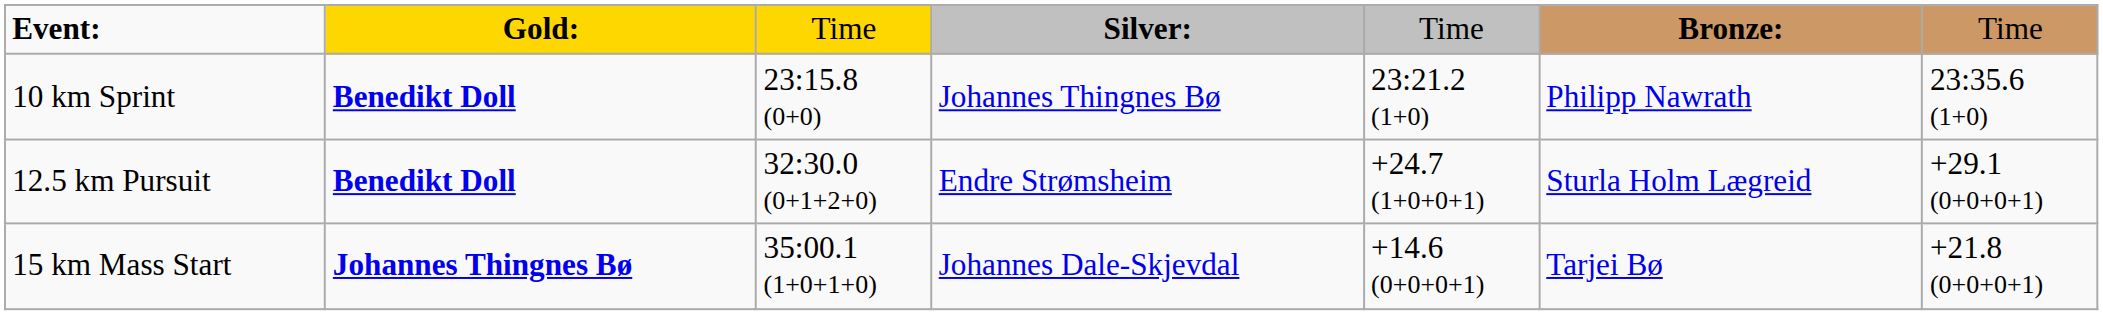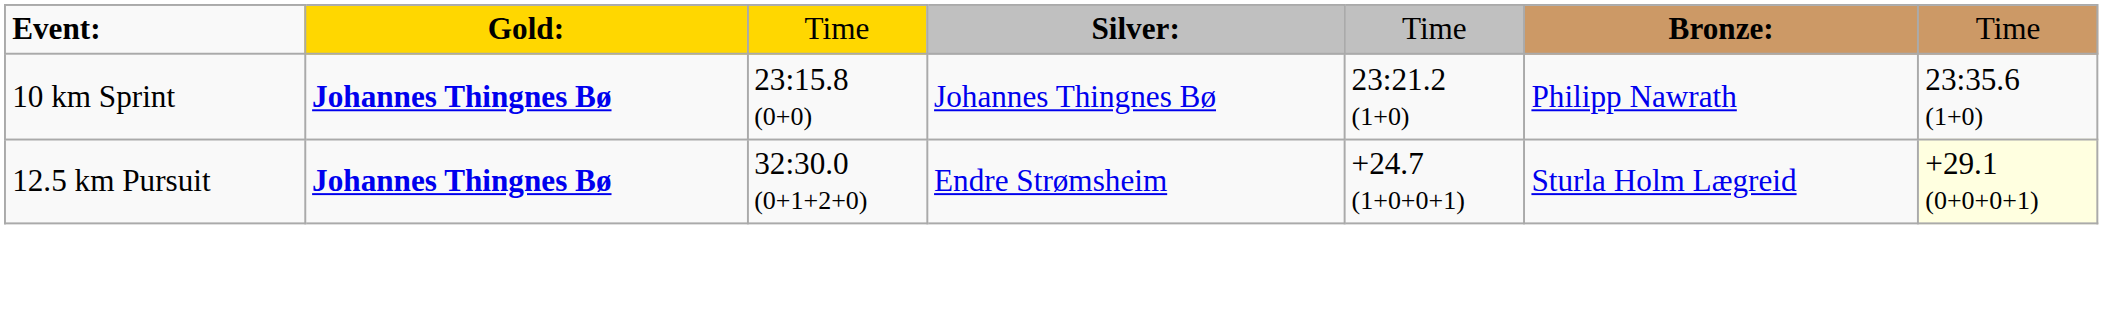(424, 96) Benedikt Doll -> (462, 96) Johannes Thingnes Bø
(424, 180) Benedikt Doll -> (462, 180) Johannes Thingnes Bø
(1987, 180) no background -> (1982, 180) lightyellow background
- row: (122, 265)
